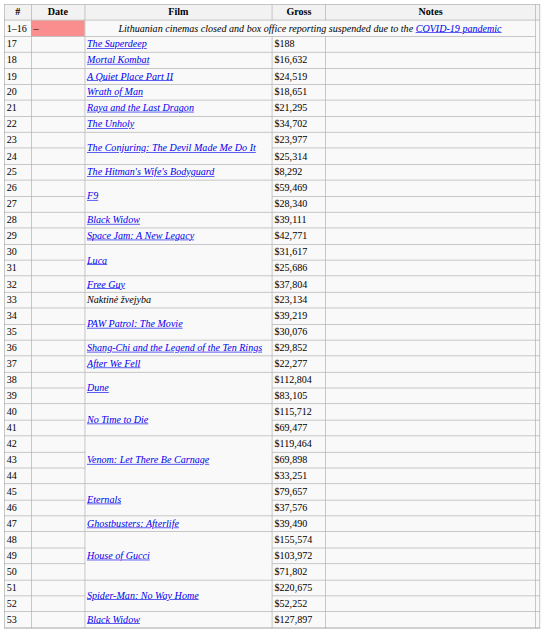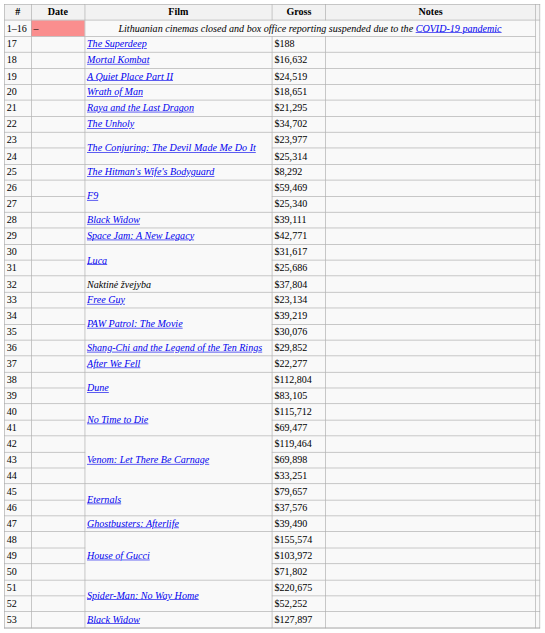(291, 204) $28,340 -> (291, 204) $25,340
(106, 284) Free Guy -> (119, 284) Naktinė žvejyba
(119, 300) Naktinė žvejyba -> (106, 300) Free Guy
